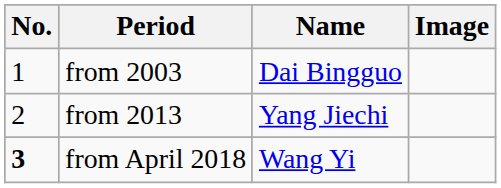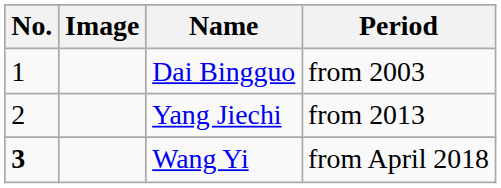columns swapped: (452, 26) <-> (156, 26)
